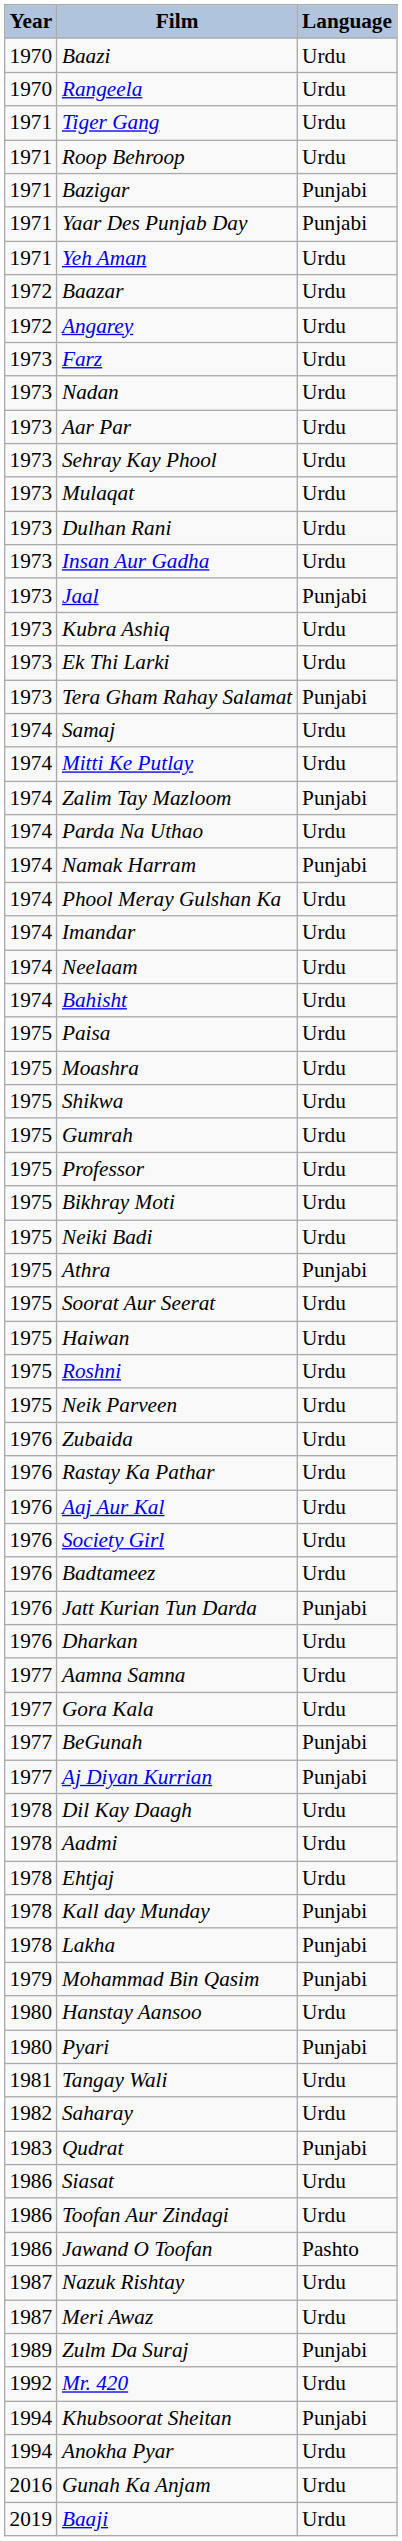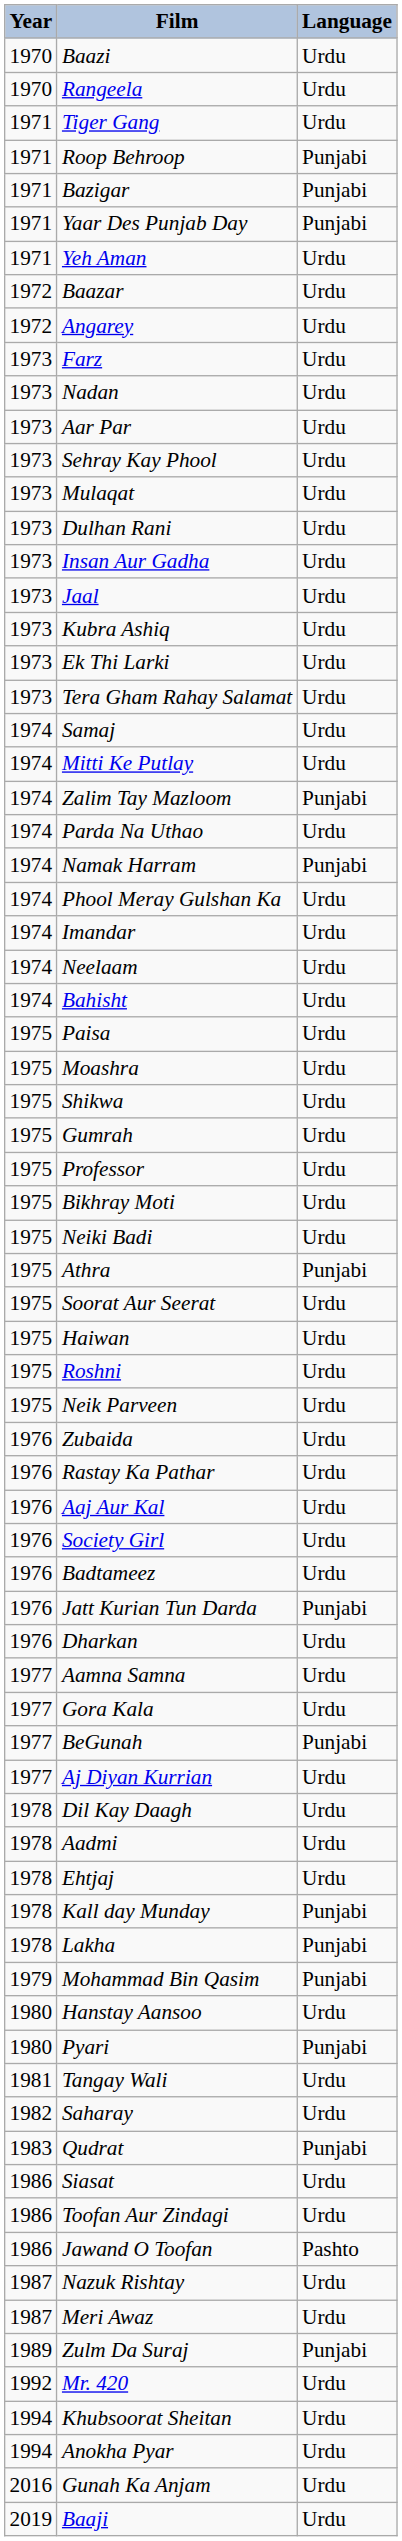(324, 156) Urdu -> (335, 156) Punjabi
(335, 595) Punjabi -> (324, 595) Urdu
(335, 696) Punjabi -> (324, 696) Urdu
(335, 1776) Punjabi -> (324, 1776) Urdu
(335, 2417) Punjabi -> (324, 2417) Urdu
